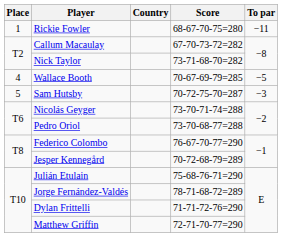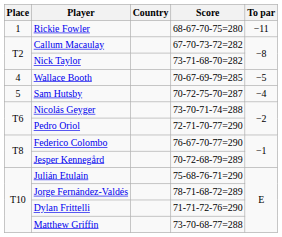(261, 94) −3 -> (261, 94) −4
(208, 126) 73-70-68-77=288 -> (208, 126) 72-71-70-77=290
(208, 224) 72-71-70-77=290 -> (208, 224) 73-70-68-77=288
